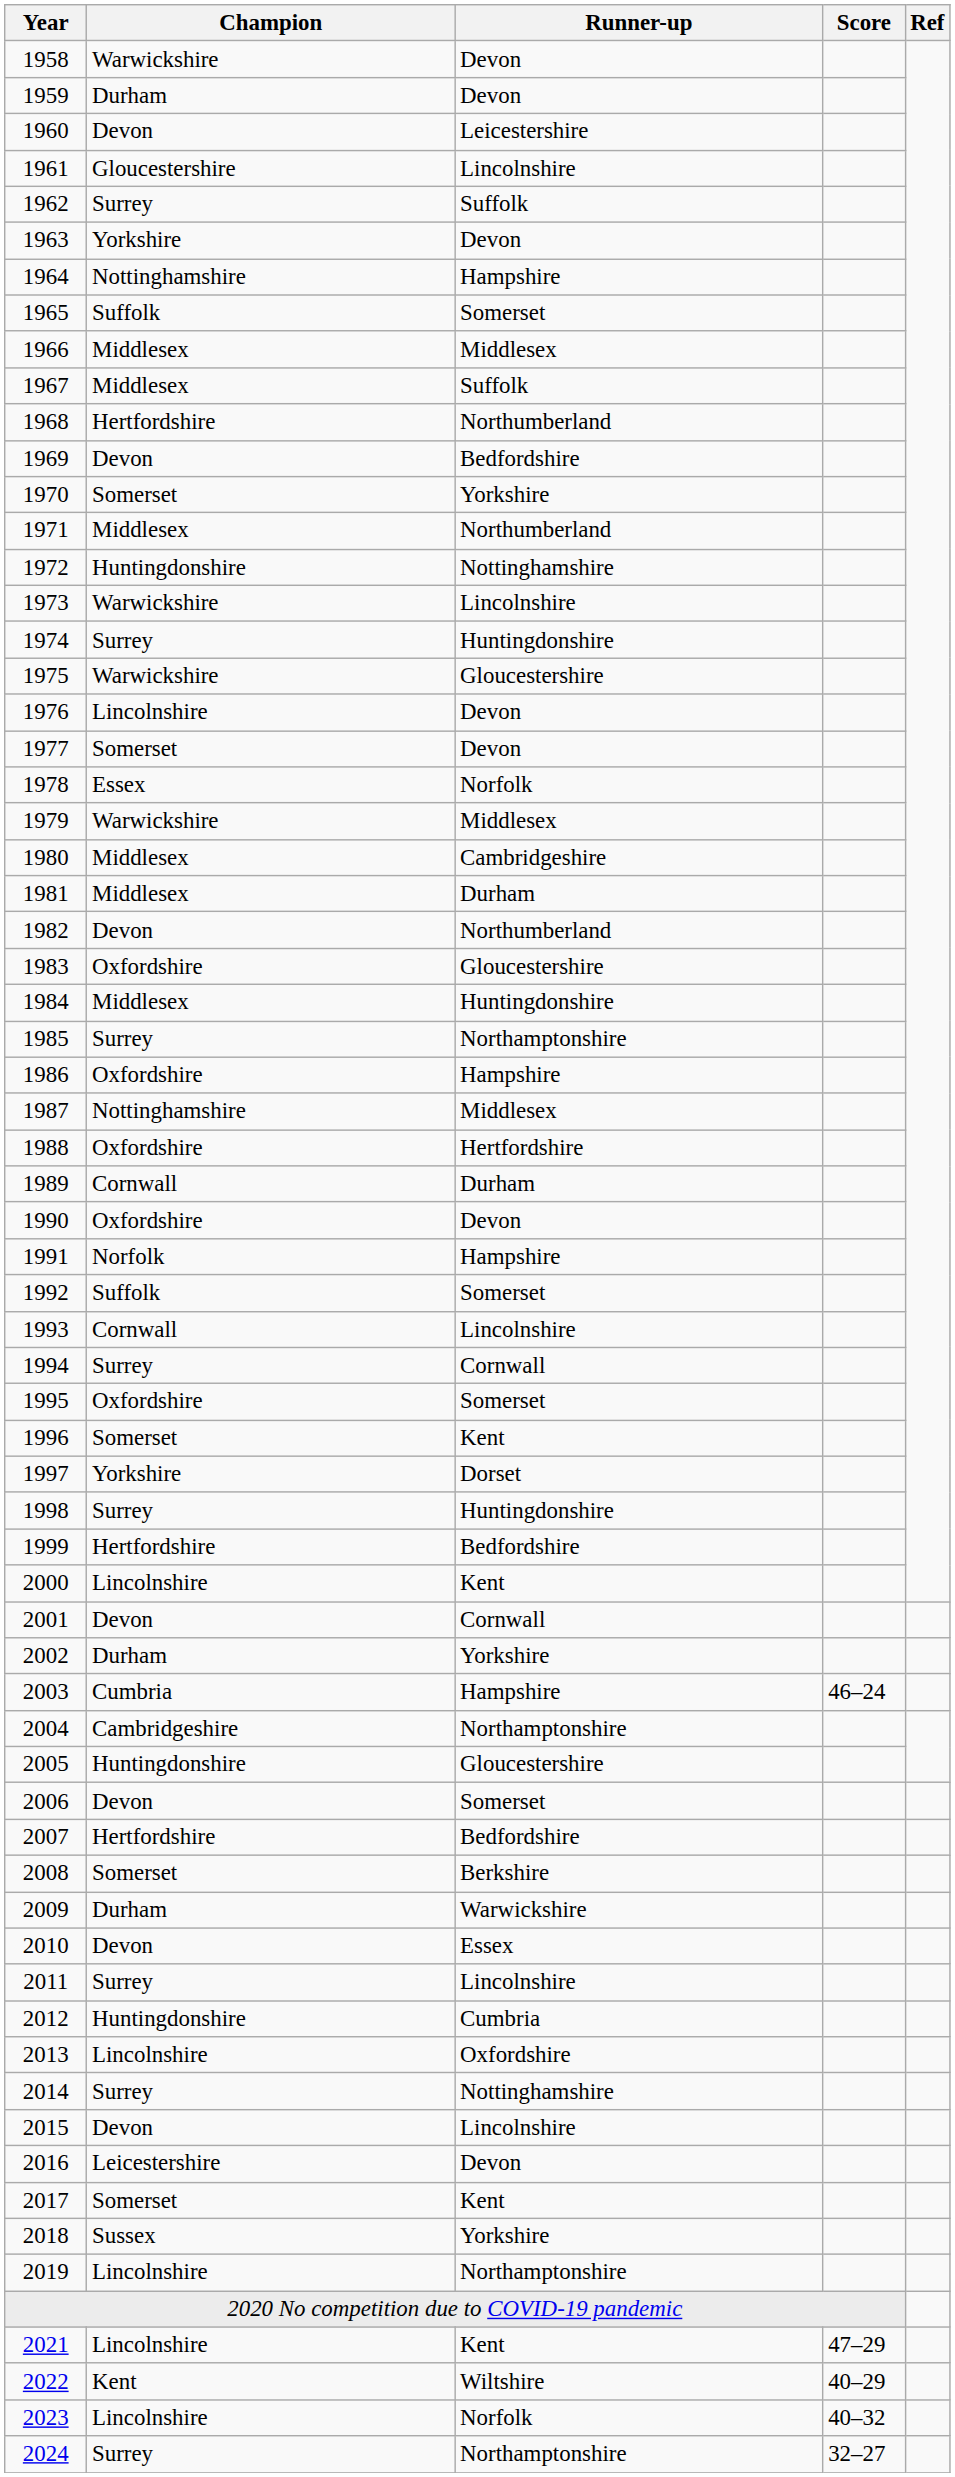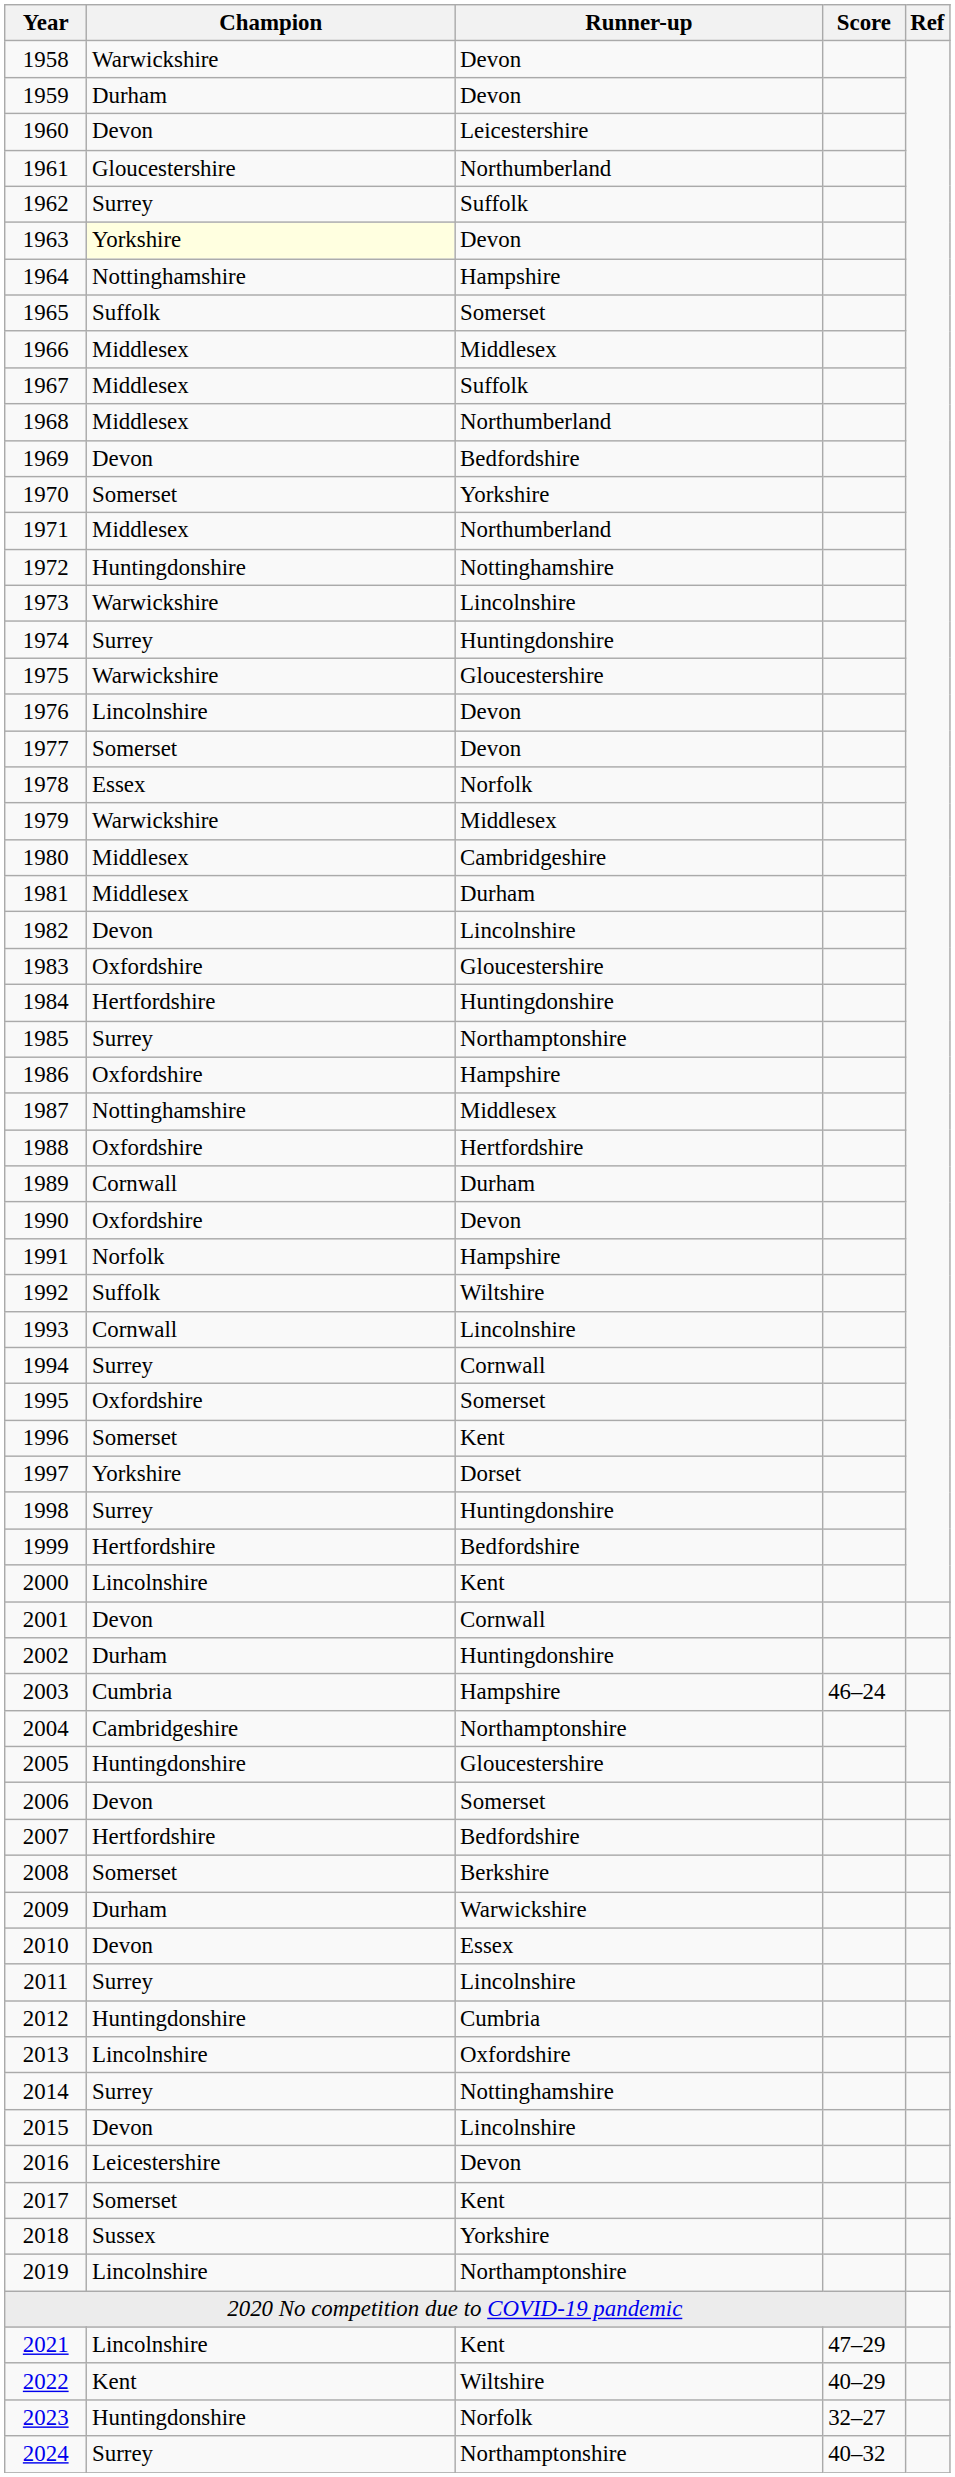(518, 167) Lincolnshire -> (536, 167) Northumberland
(137, 240) no background -> (137, 240) lightyellow background
(154, 421) Hertfordshire -> (140, 421) Middlesex
(536, 929) Northumberland -> (518, 929) Lincolnshire
(140, 1002) Middlesex -> (154, 1002) Hertfordshire
(503, 1292) Somerset -> (502, 1292) Wiltshire
(505, 1655) Yorkshire -> (537, 1655) Huntingdonshire
(150, 2417) Lincolnshire -> (169, 2417) Huntingdonshire
(857, 2417) 40–32 -> (857, 2417) 32–27
(857, 2453) 32–27 -> (857, 2453) 40–32
